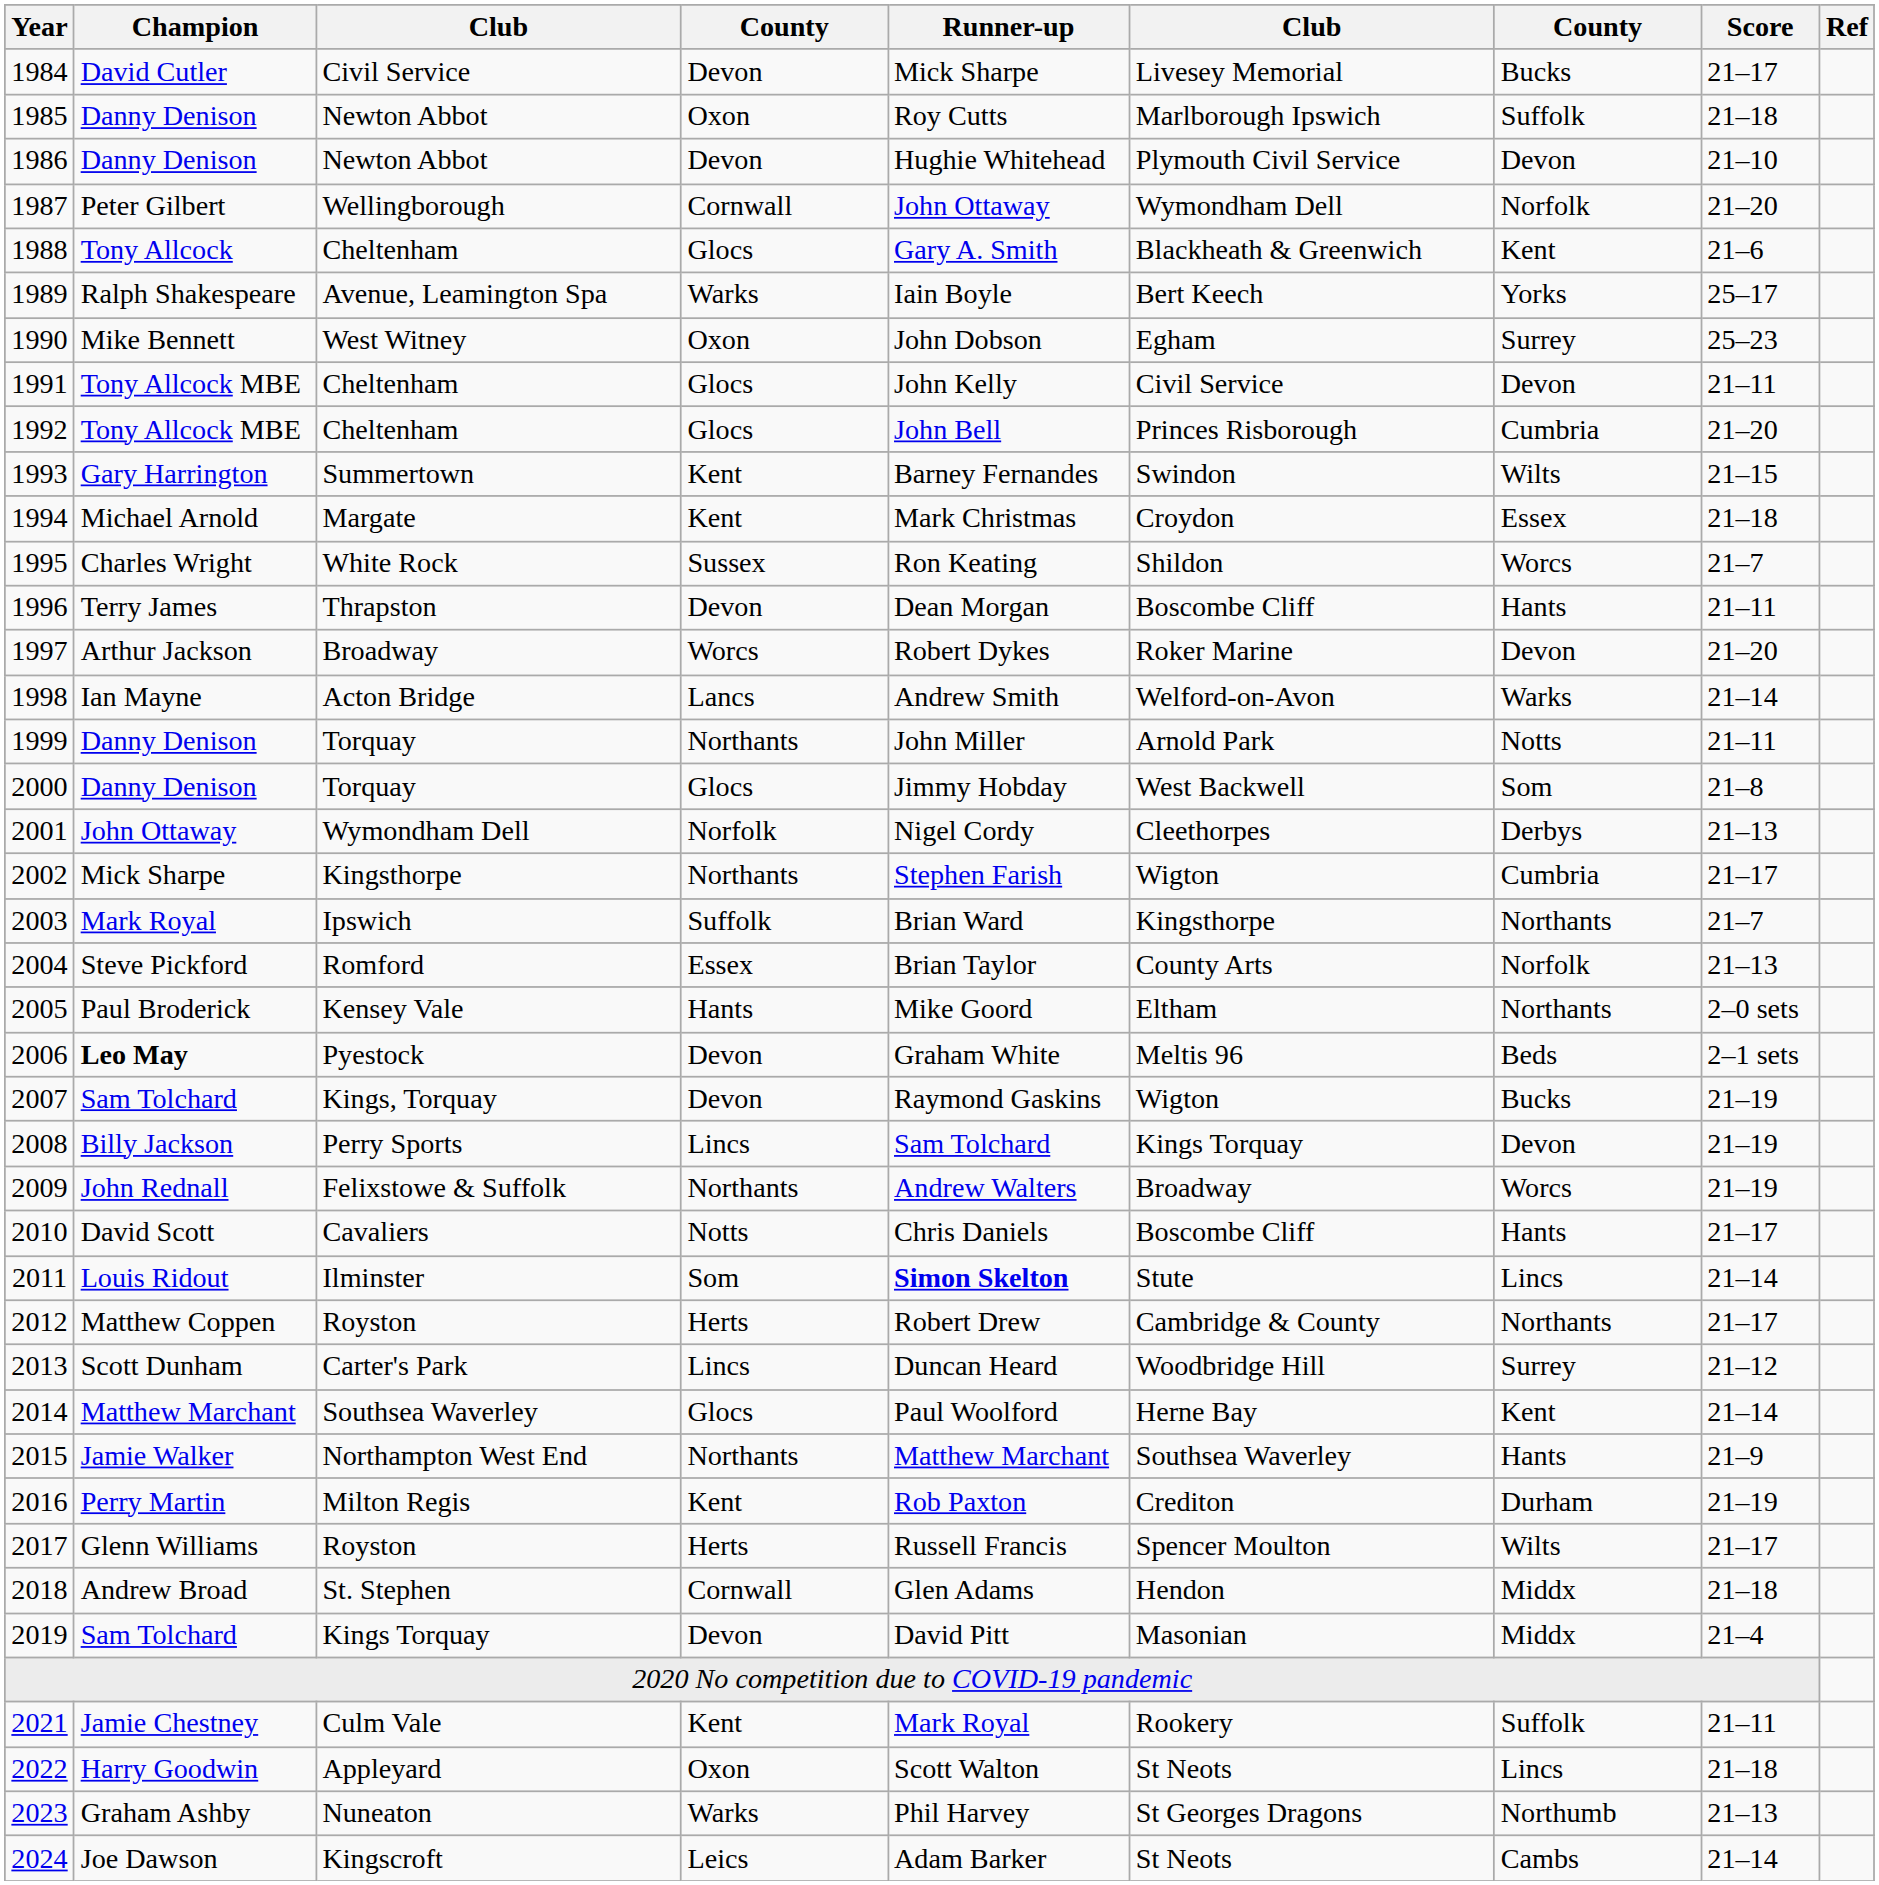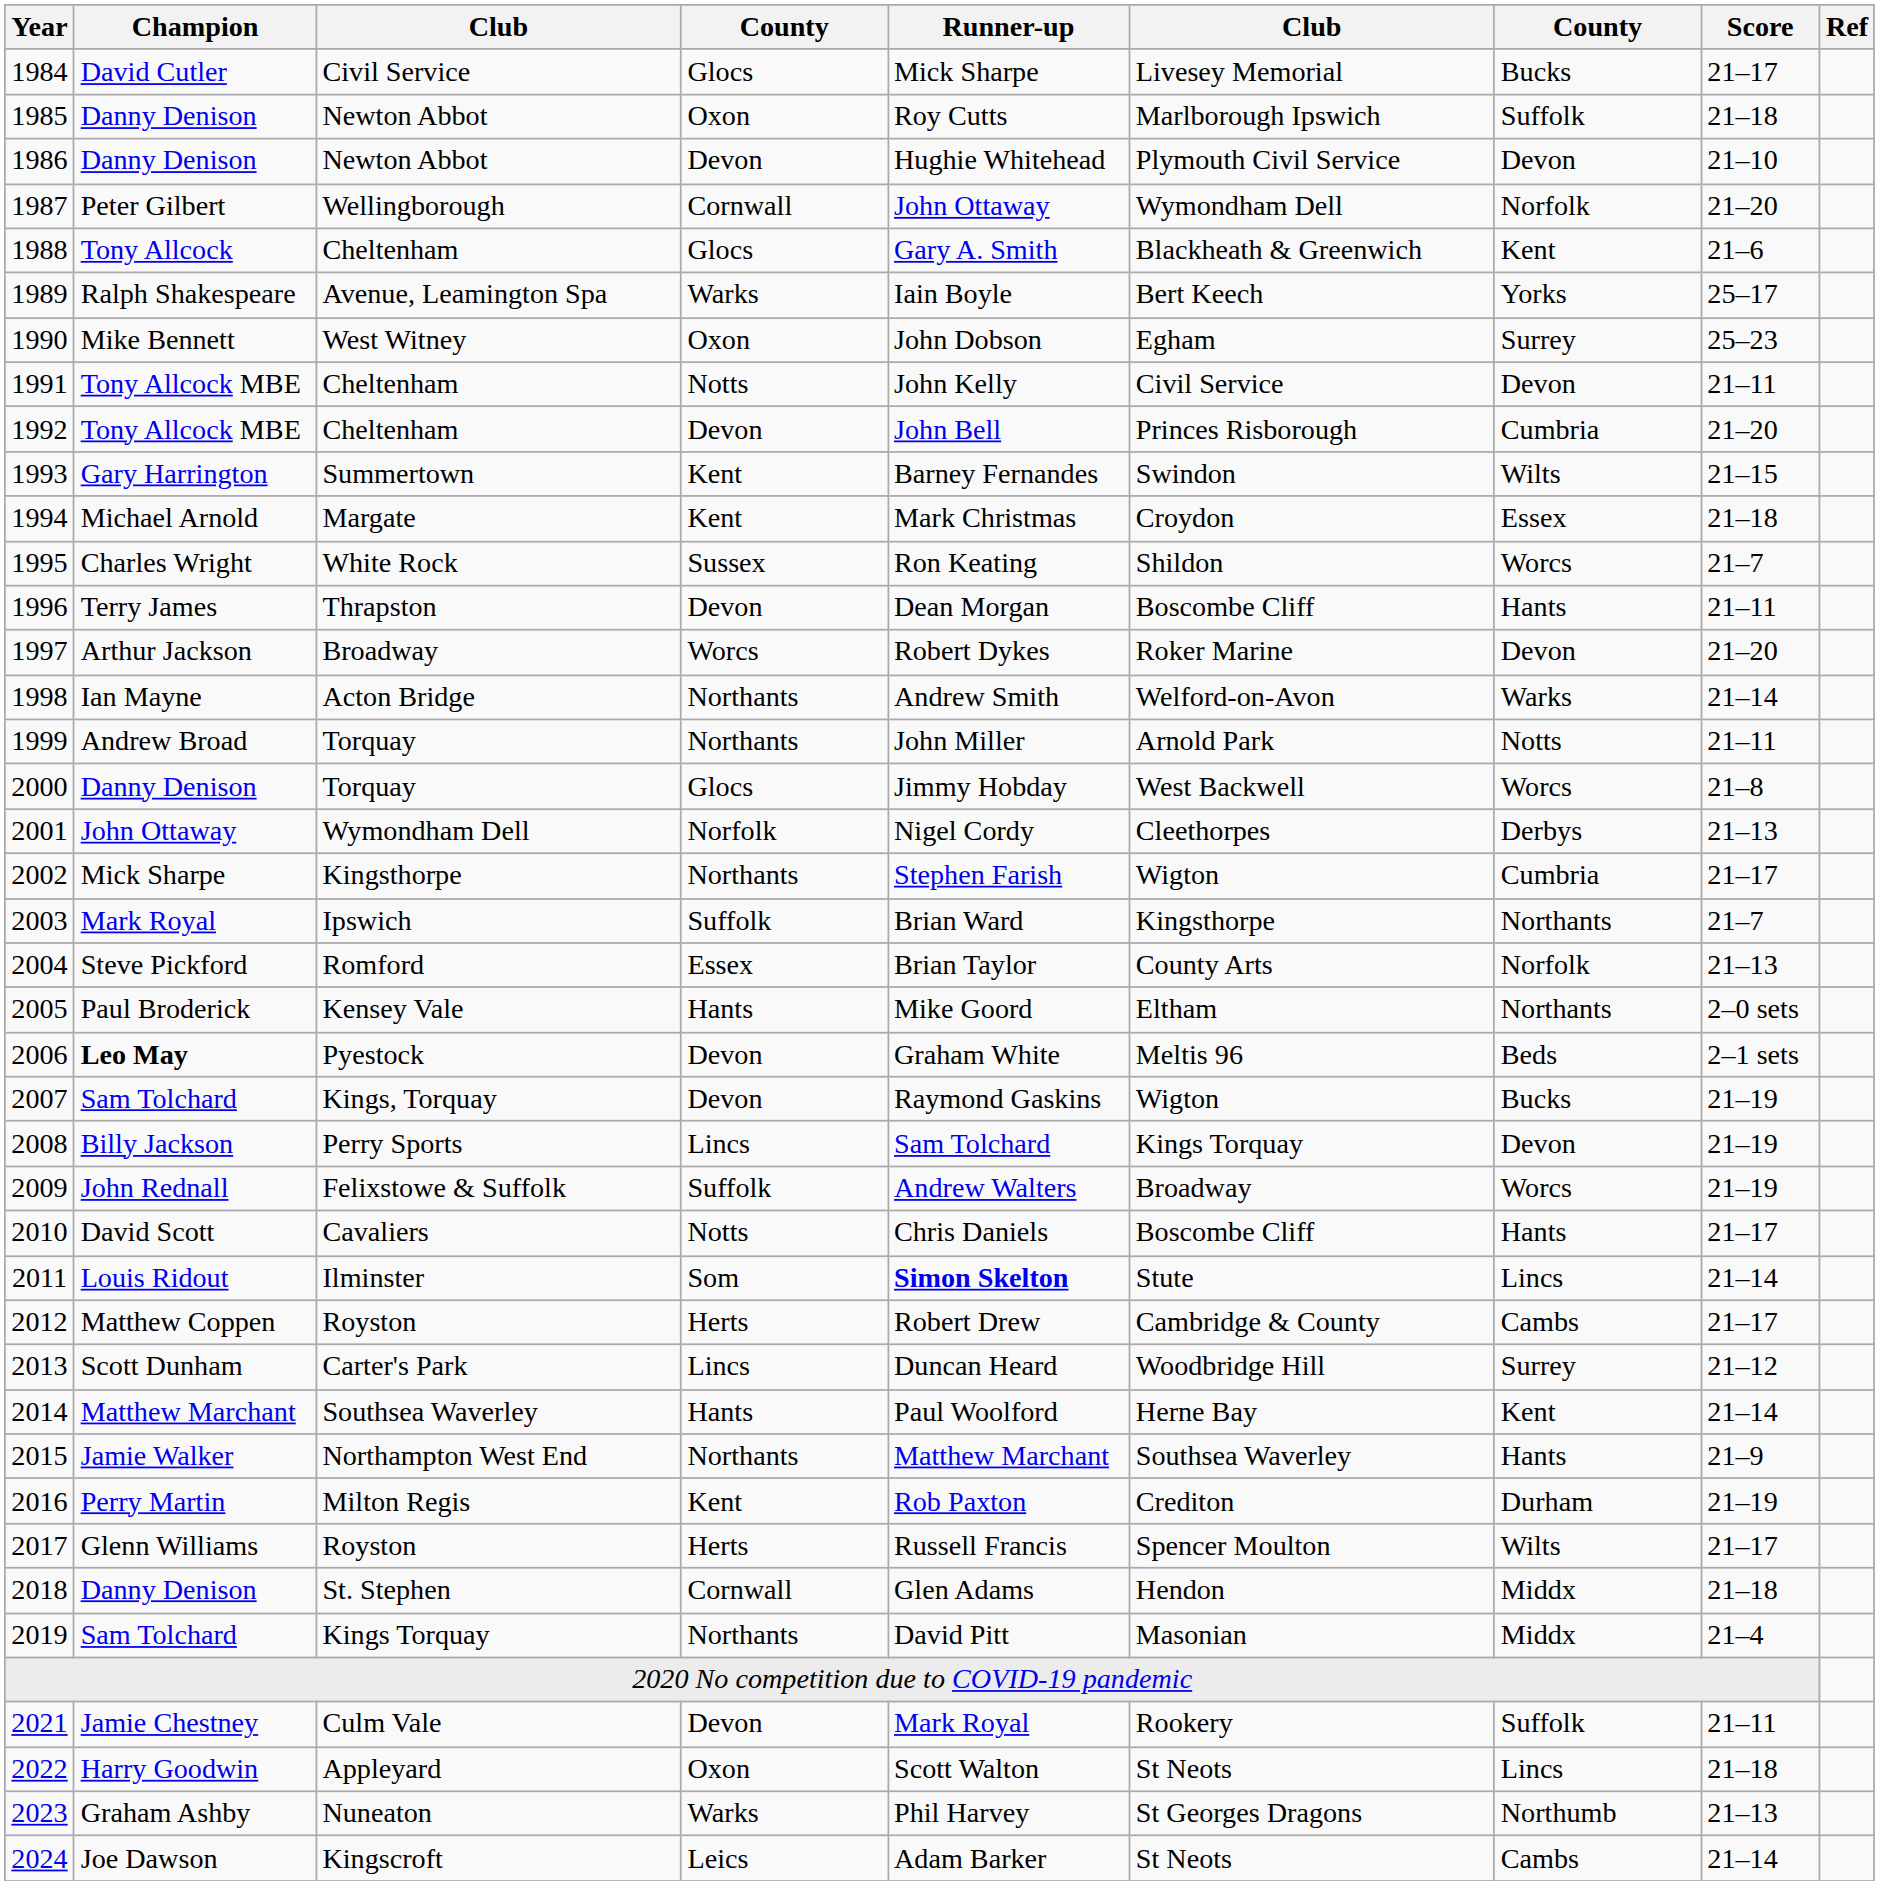(725, 71) Devon -> (720, 71) Glocs
(720, 384) Glocs -> (718, 384) Notts
(720, 428) Glocs -> (725, 428) Devon
(721, 696) Lancs -> (743, 696) Northants
(169, 741) Danny Denison -> (164, 741) Andrew Broad
(1527, 786) Som -> (1536, 786) Worcs
(743, 1187) Northants -> (729, 1187) Suffolk
(1556, 1321) Northants -> (1540, 1321) Cambs
(720, 1411) Glocs -> (720, 1411) Hants
(164, 1589) Andrew Broad -> (169, 1589) Danny Denison
(725, 1634) Devon -> (743, 1634) Northants
(715, 1723) Kent -> (725, 1723) Devon
